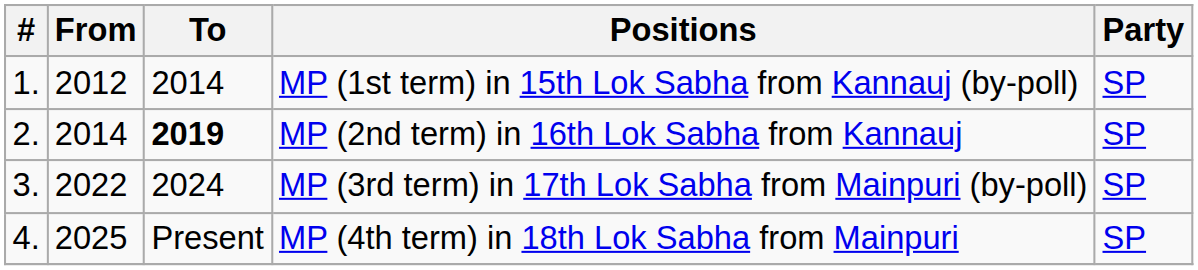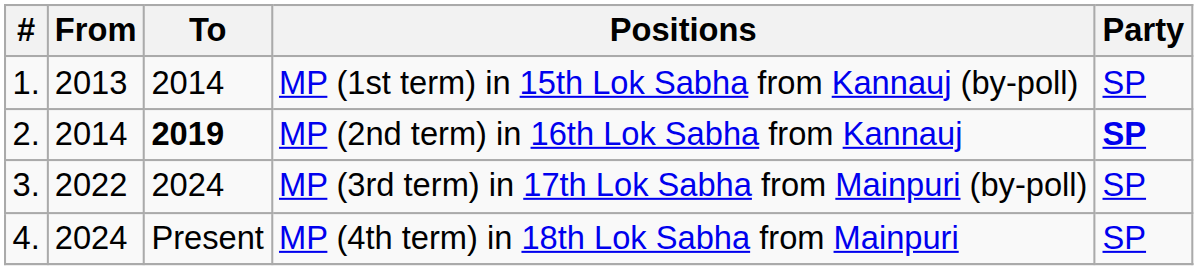(91, 82) 2012 -> (91, 82) 2013
(1124, 133) normal -> (1124, 133) bold
(91, 237) 2025 -> (91, 237) 2024
